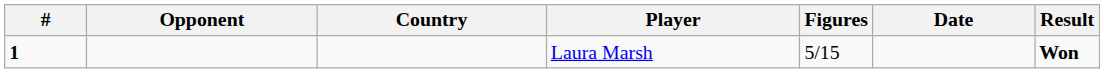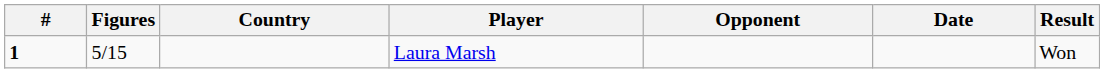columns swapped: (836, 20) <-> (202, 20)
(1059, 51) bold -> (1058, 51) normal
